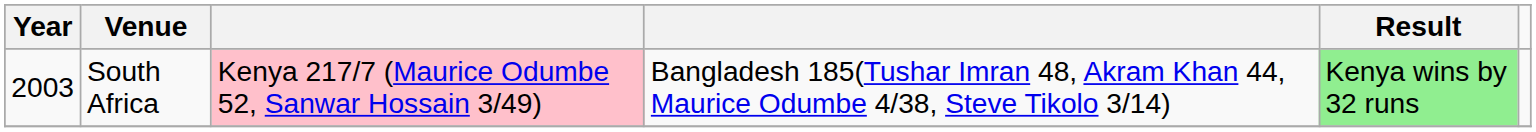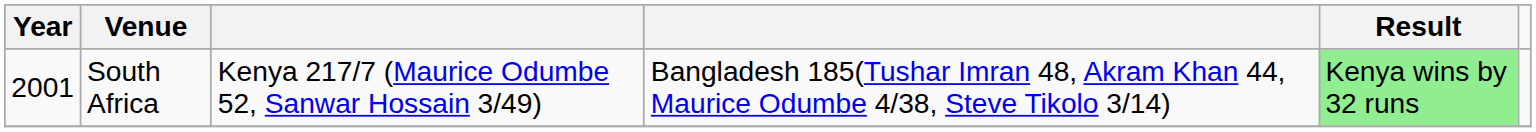(43, 87) 2003 -> (43, 87) 2001
(413, 87) pink background -> (413, 87) no background
